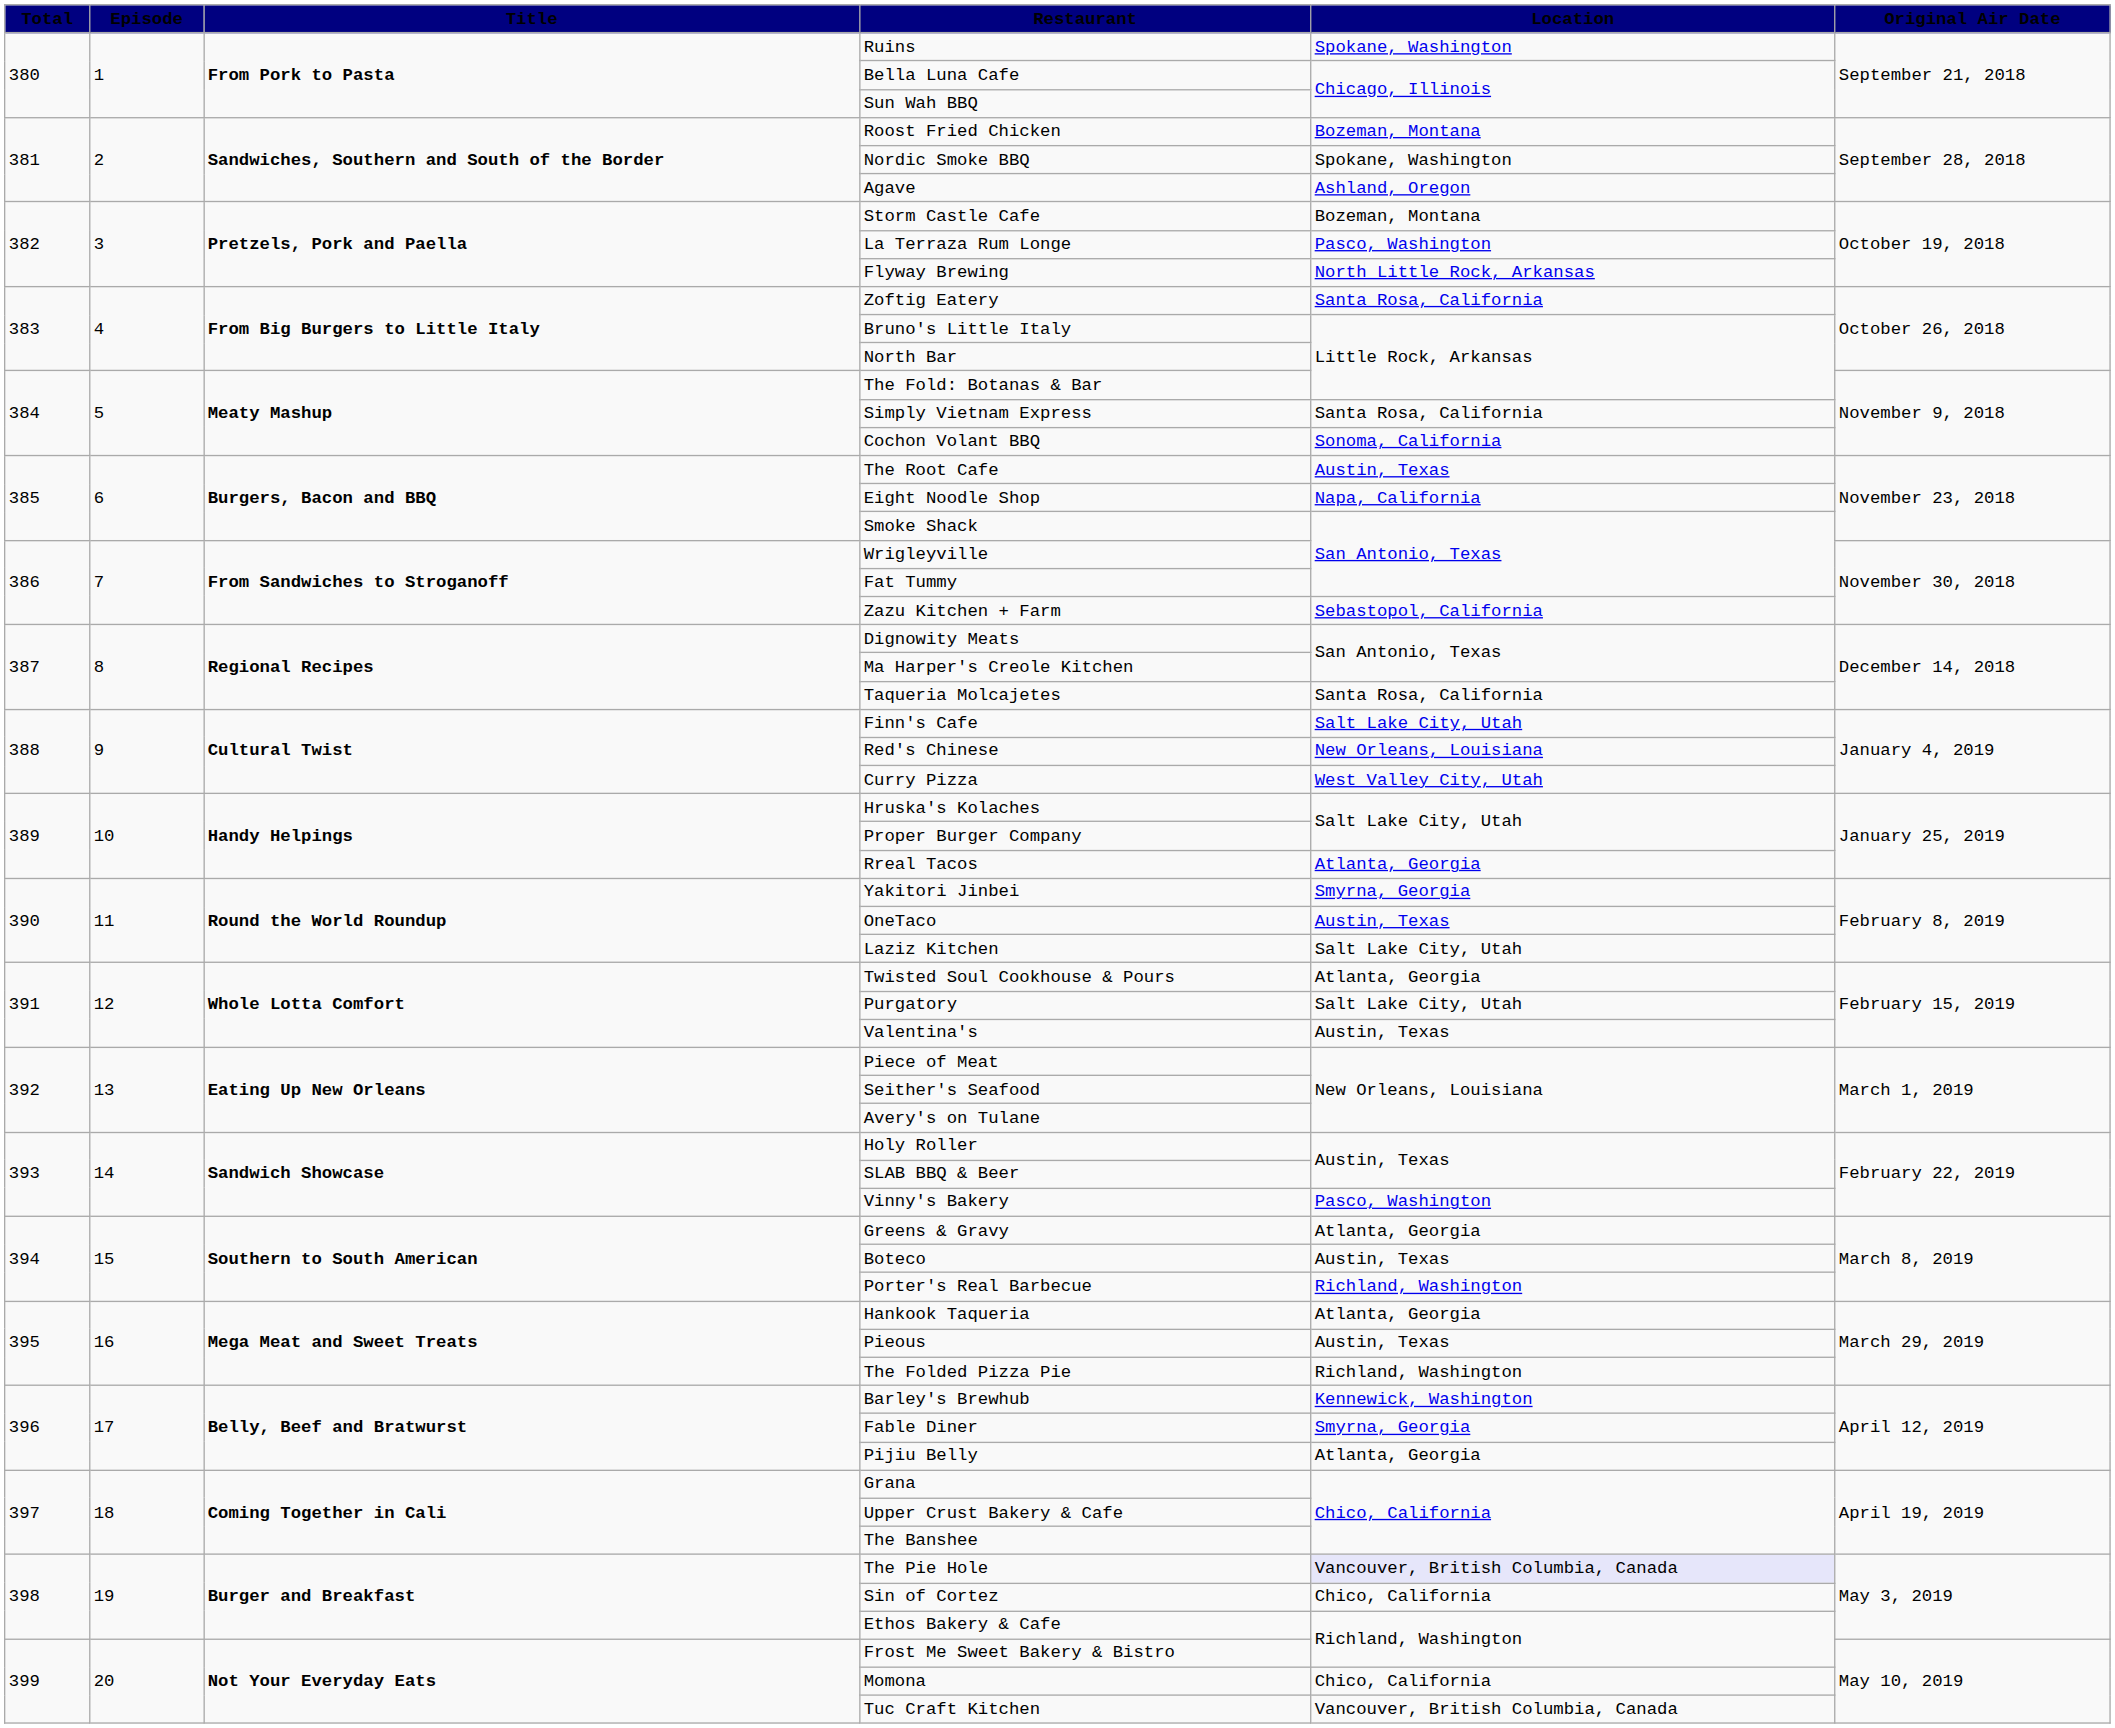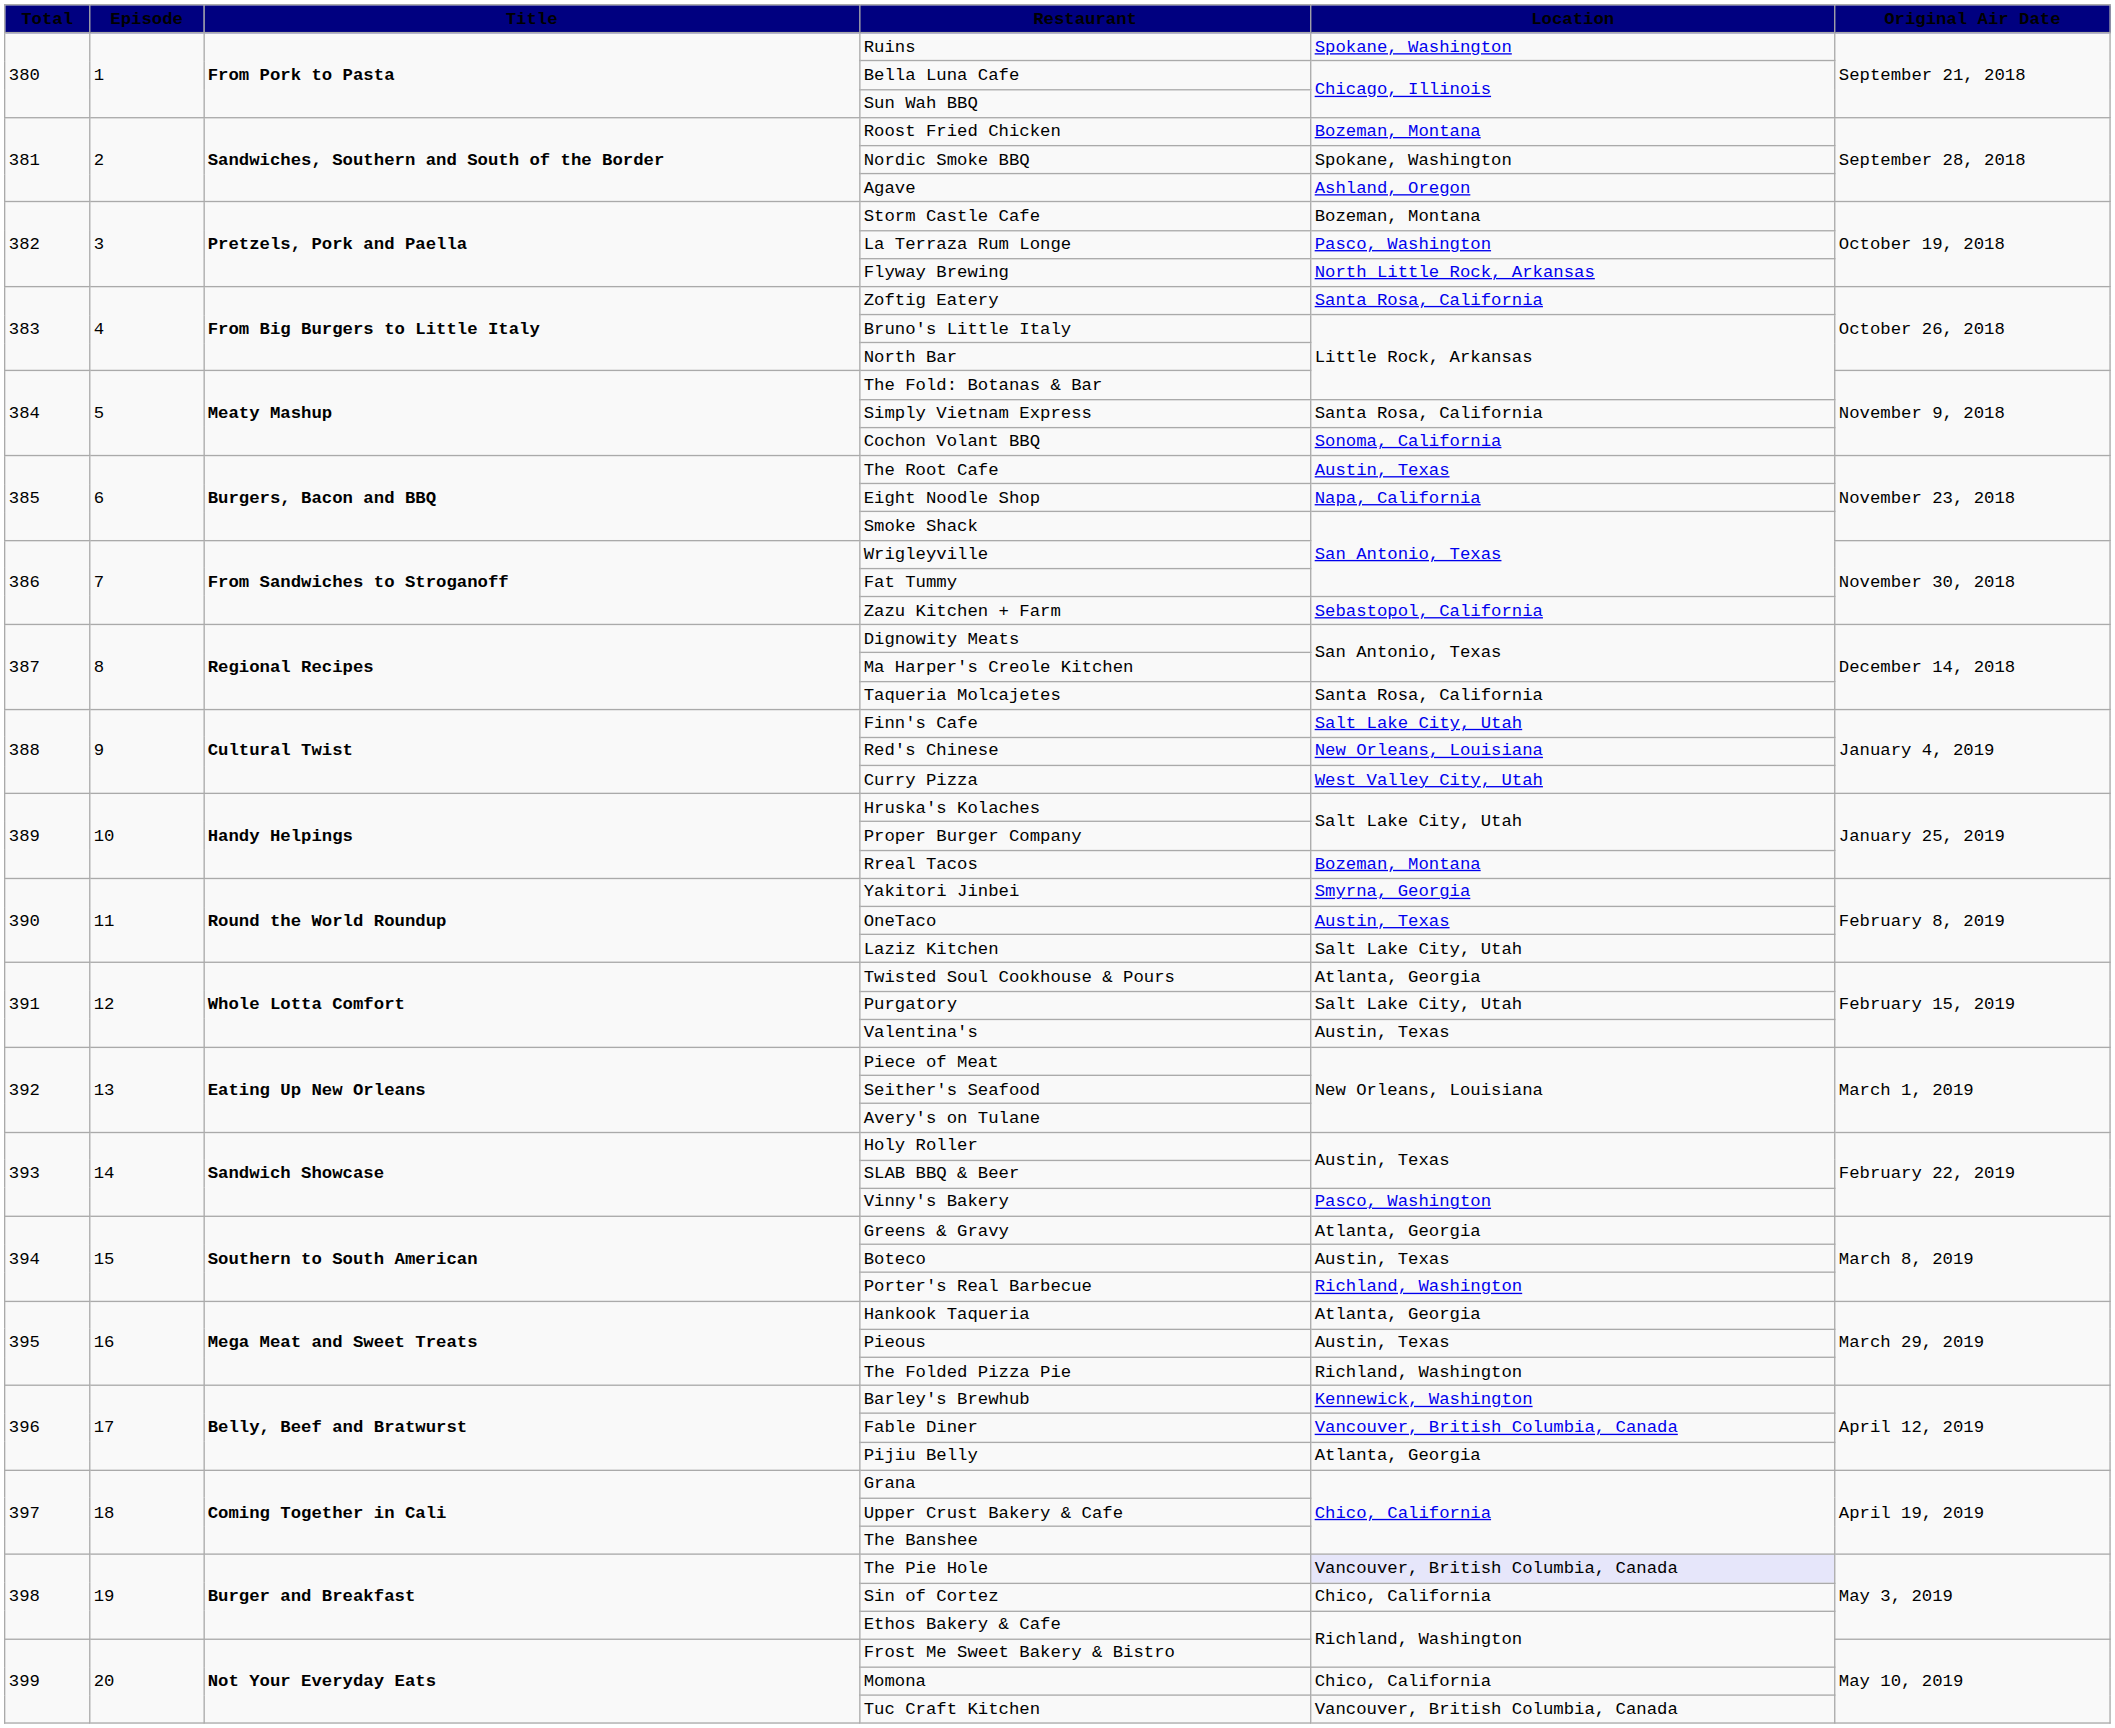(1398, 864) Atlanta, Georgia -> (1398, 864) Bozeman, Montana
(1392, 1428) Smyrna, Georgia -> (1496, 1428) Vancouver, British Columbia, Canada
